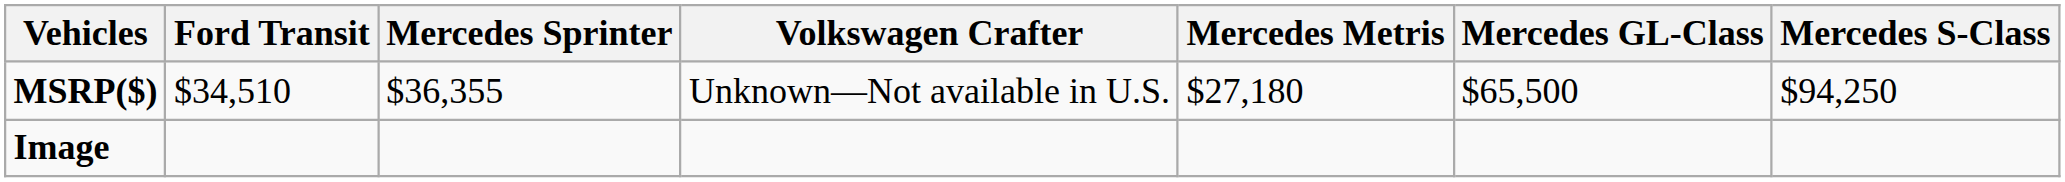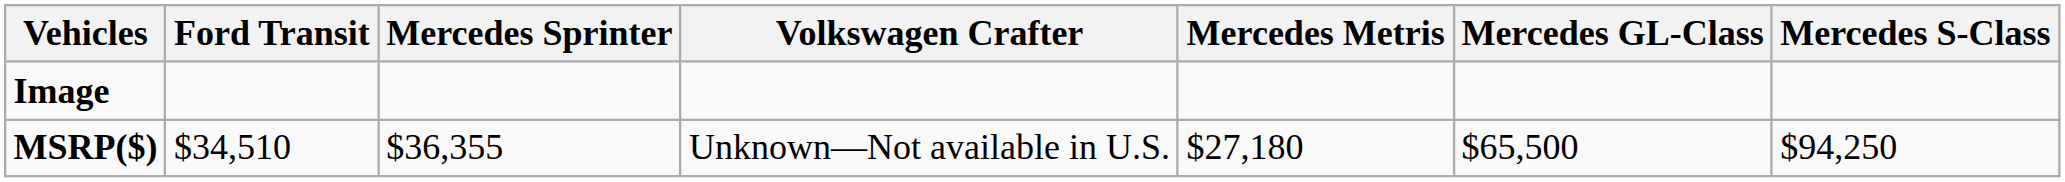rows swapped: (61, 147) <-> (85, 90)
